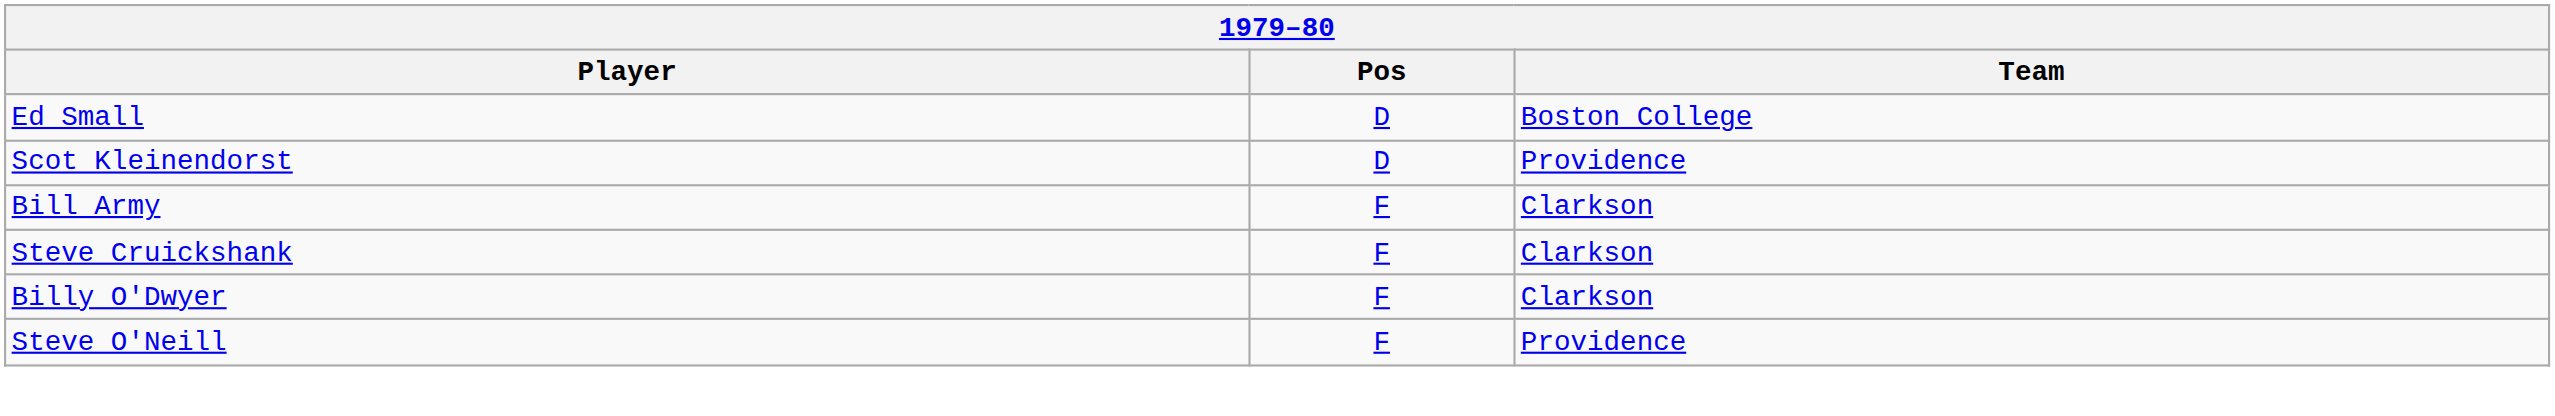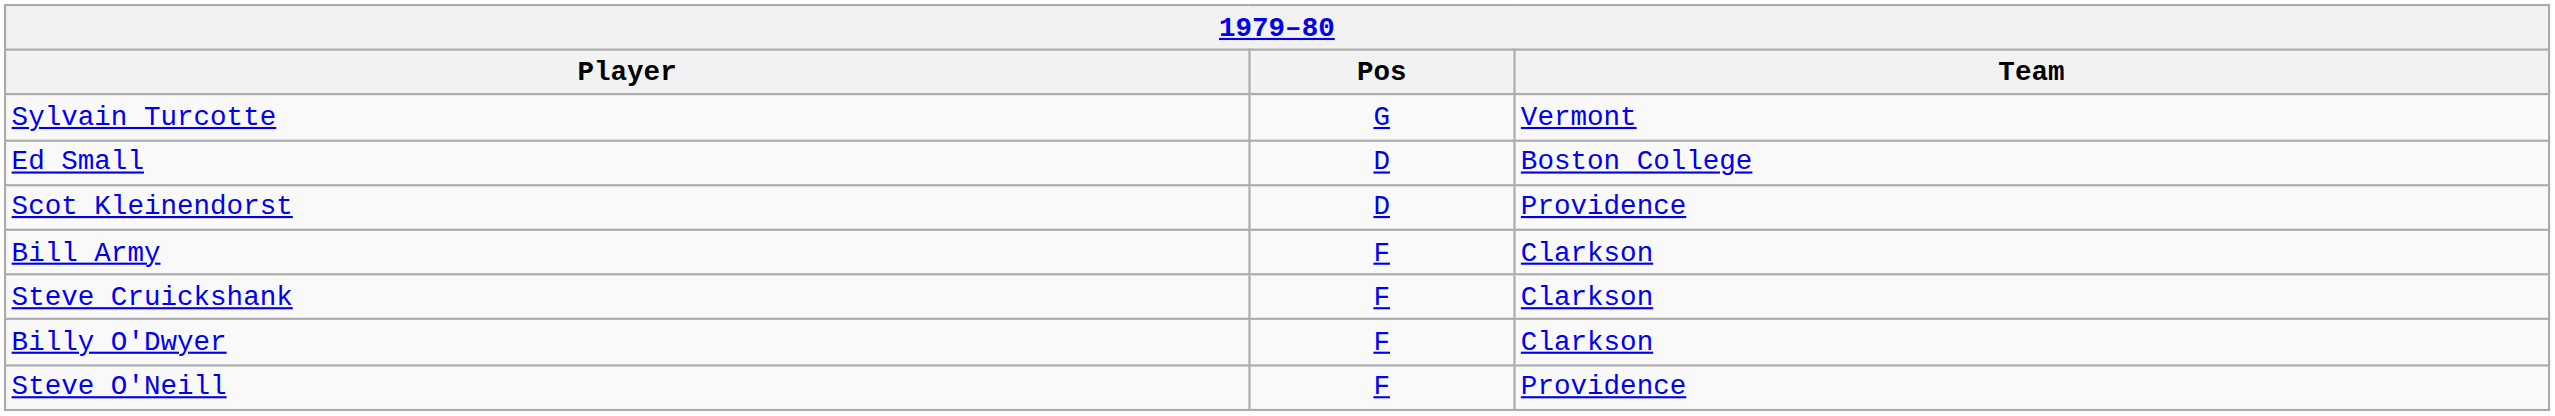+ row: (144, 117)
